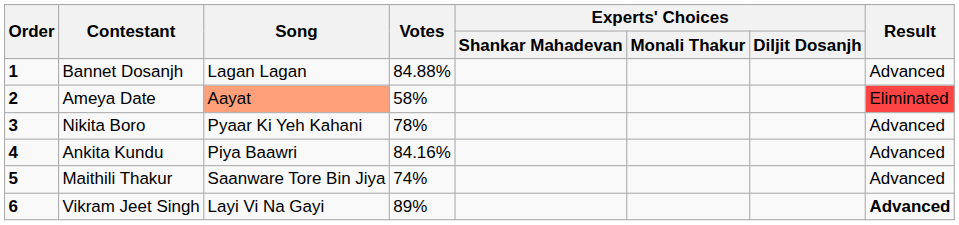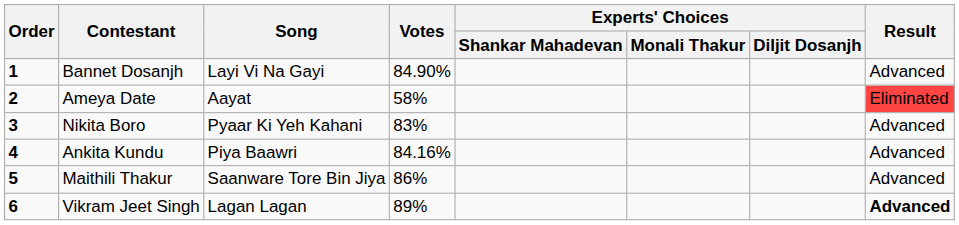(257, 71) Lagan Lagan -> (266, 71) Layi Vi Na Gayi
(422, 71) 84.88% -> (422, 71) 84.90%
(229, 98) lightsalmon background -> (229, 98) no background
(410, 125) 78% -> (410, 125) 83%
(410, 179) 74% -> (410, 179) 86%
(266, 206) Layi Vi Na Gayi -> (257, 206) Lagan Lagan
